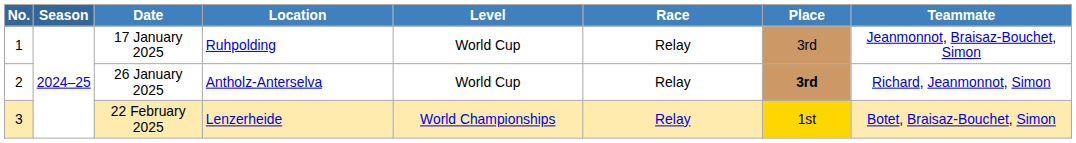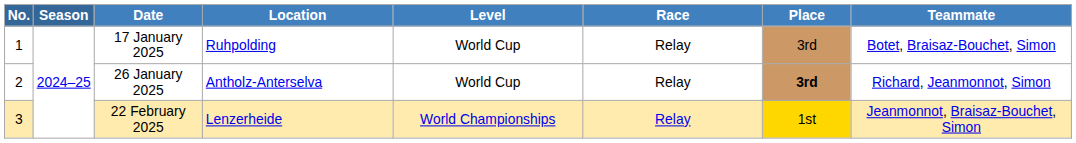(961, 45) Jeanmonnot, Braisaz-Bouchet, Simon -> (961, 45) Botet, Braisaz-Bouchet, Simon
(961, 119) Botet, Braisaz-Bouchet, Simon -> (961, 119) Jeanmonnot, Braisaz-Bouchet, Simon
